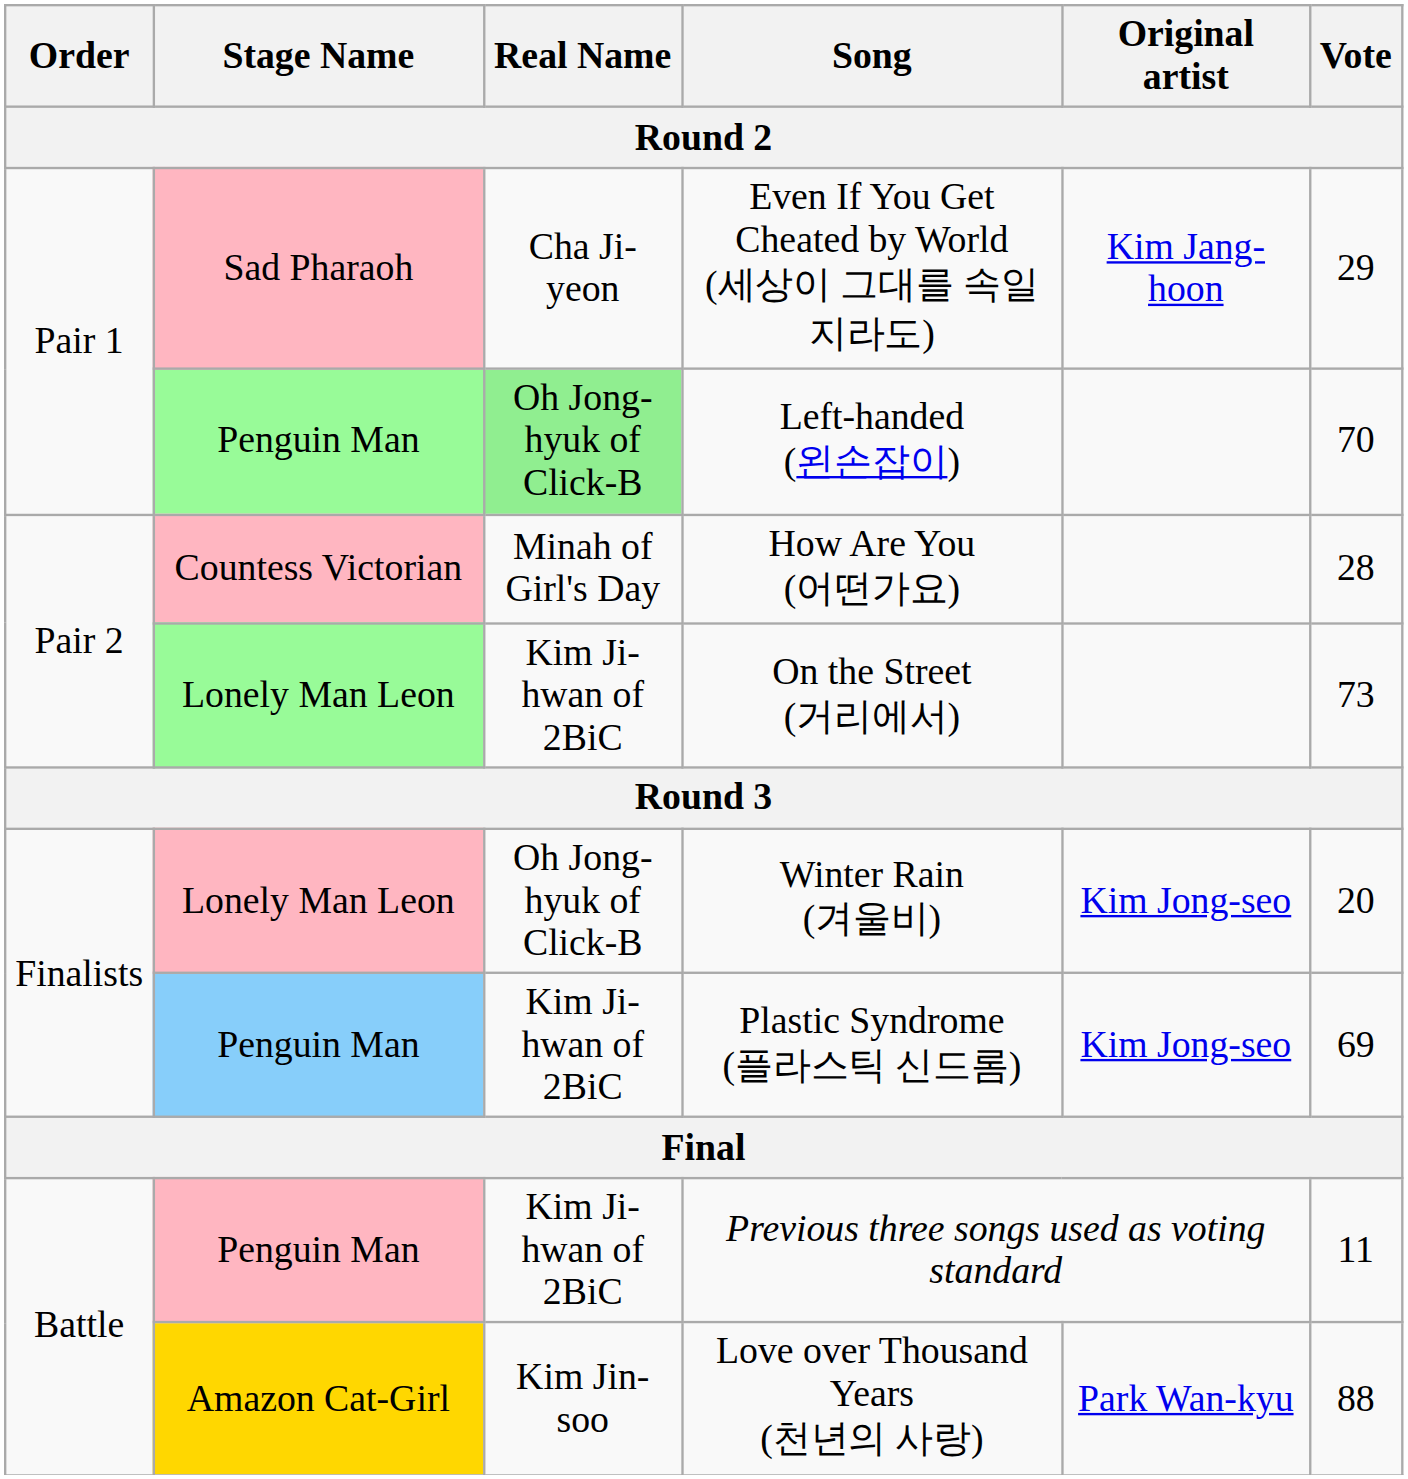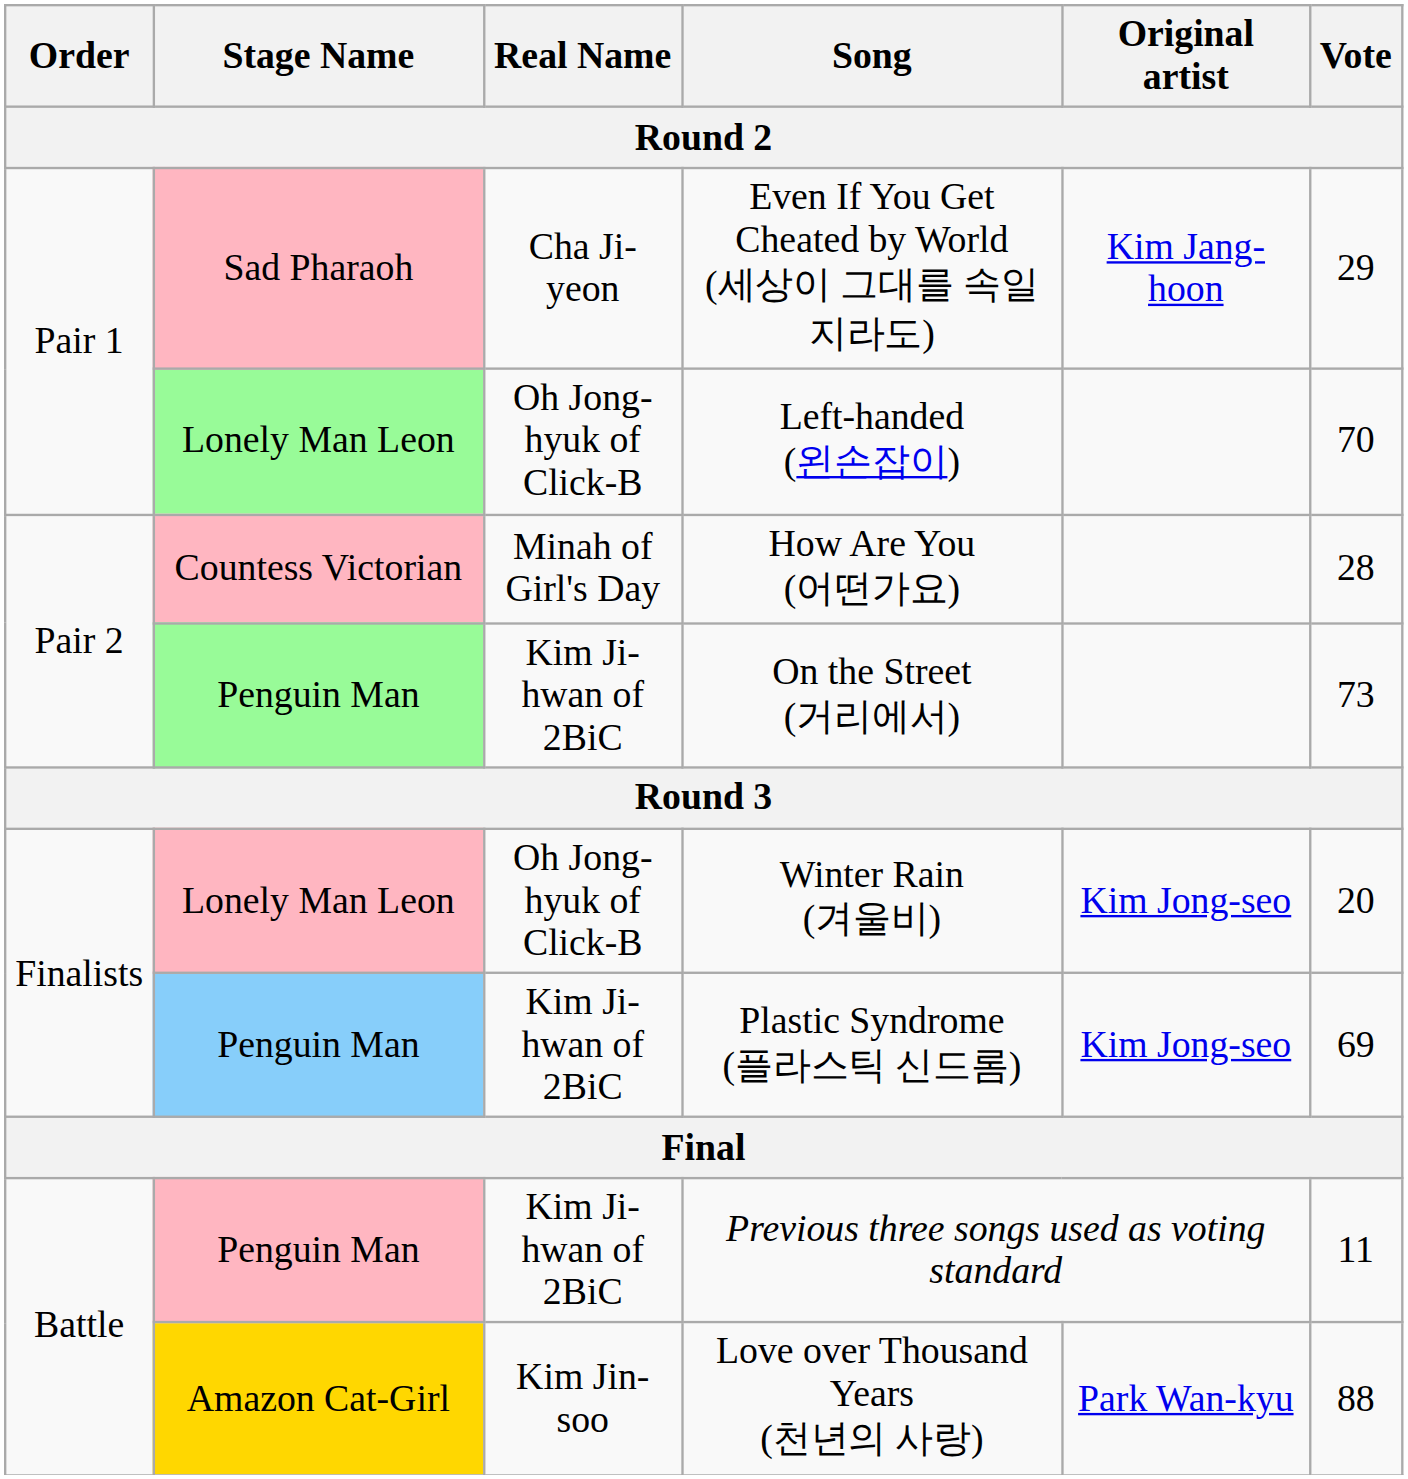(318, 440) Penguin Man -> (318, 440) Lonely Man Leon
(583, 440) lightgreen background -> (583, 440) no background
(318, 694) Lonely Man Leon -> (318, 694) Penguin Man
